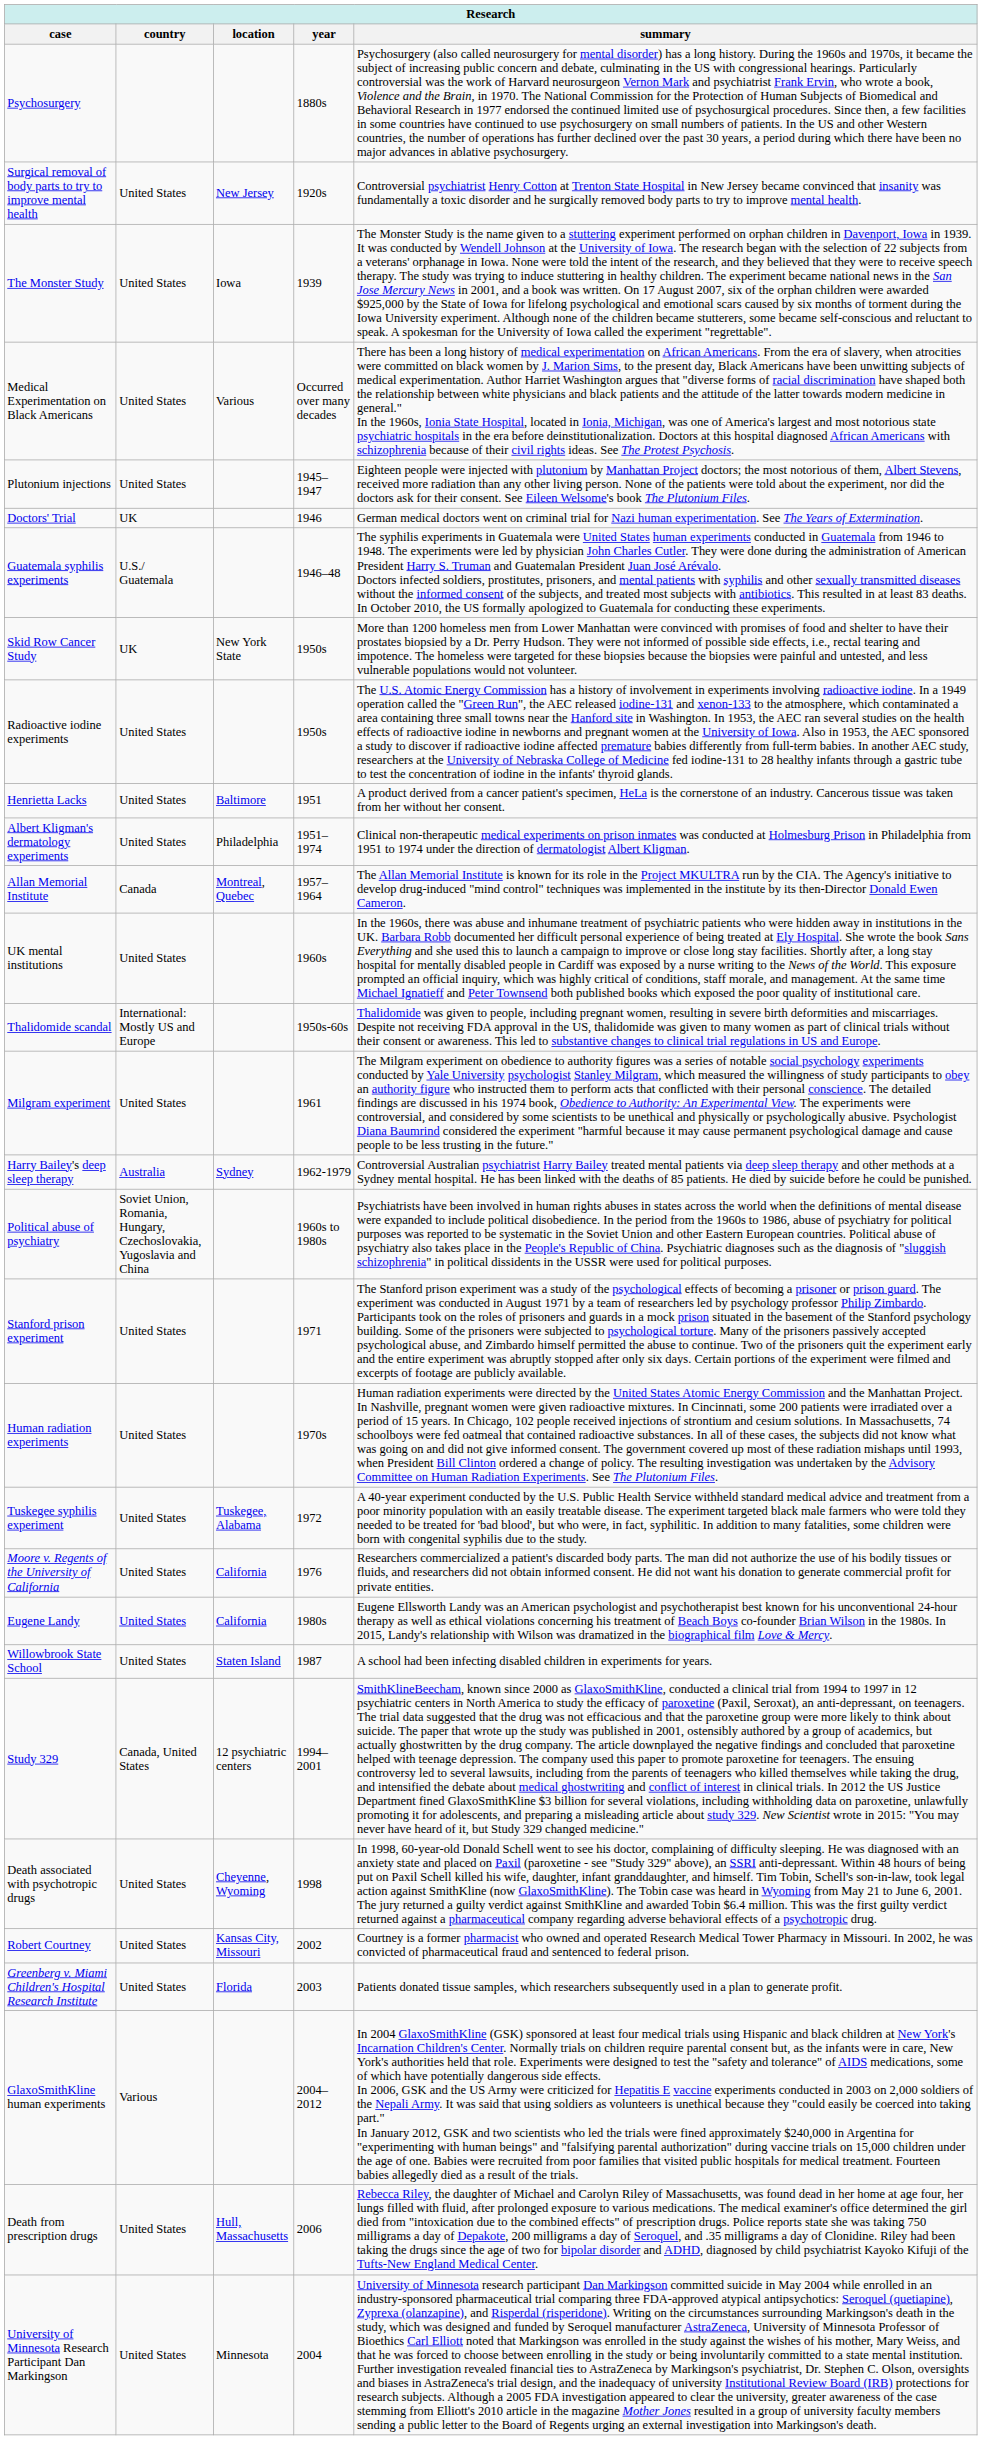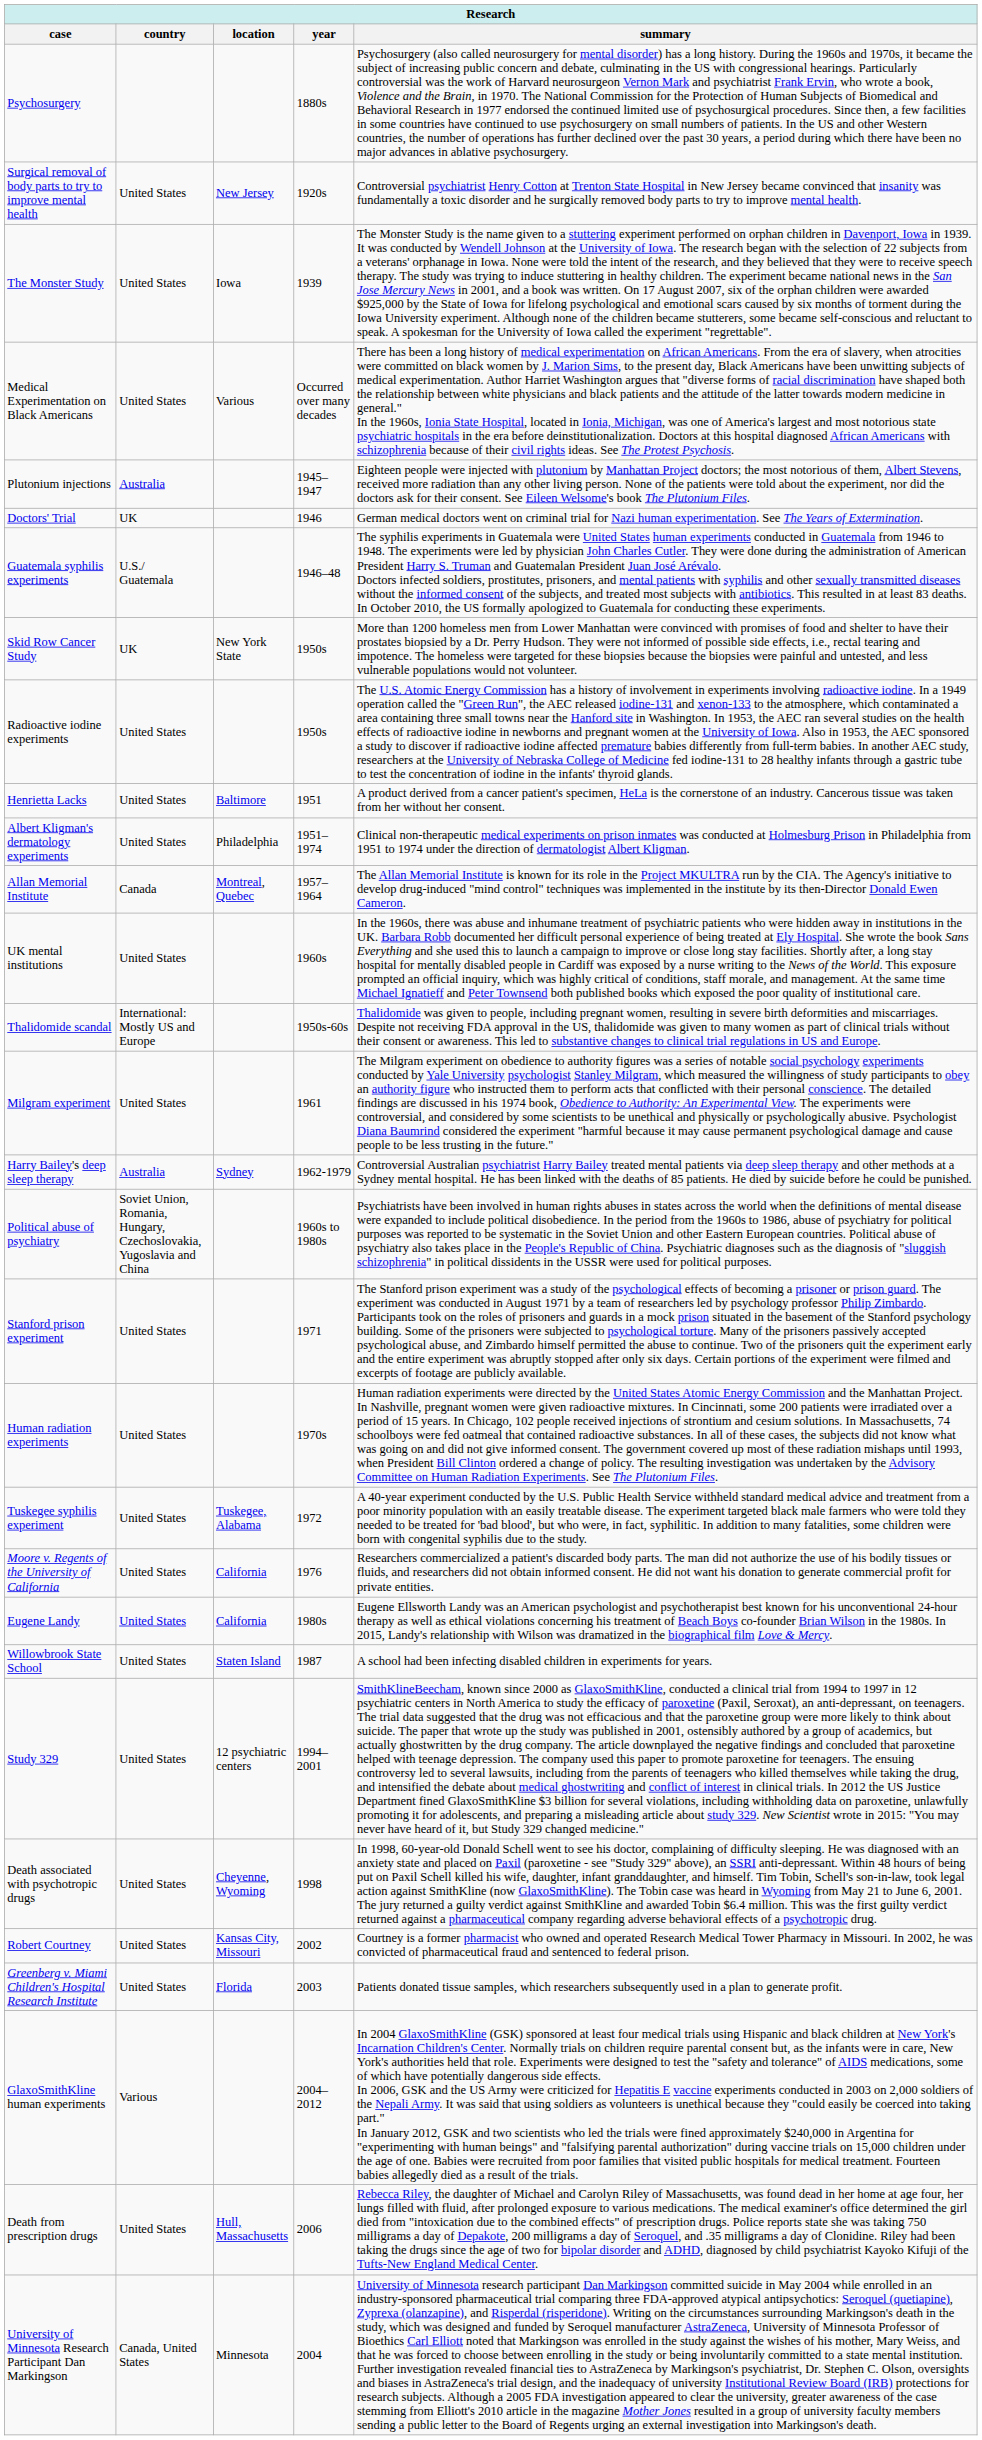(153, 484) United States -> (142, 484) Australia
(158, 1758) Canada, United States -> (153, 1758) United States
(153, 2354) United States -> (158, 2354) Canada, United States
